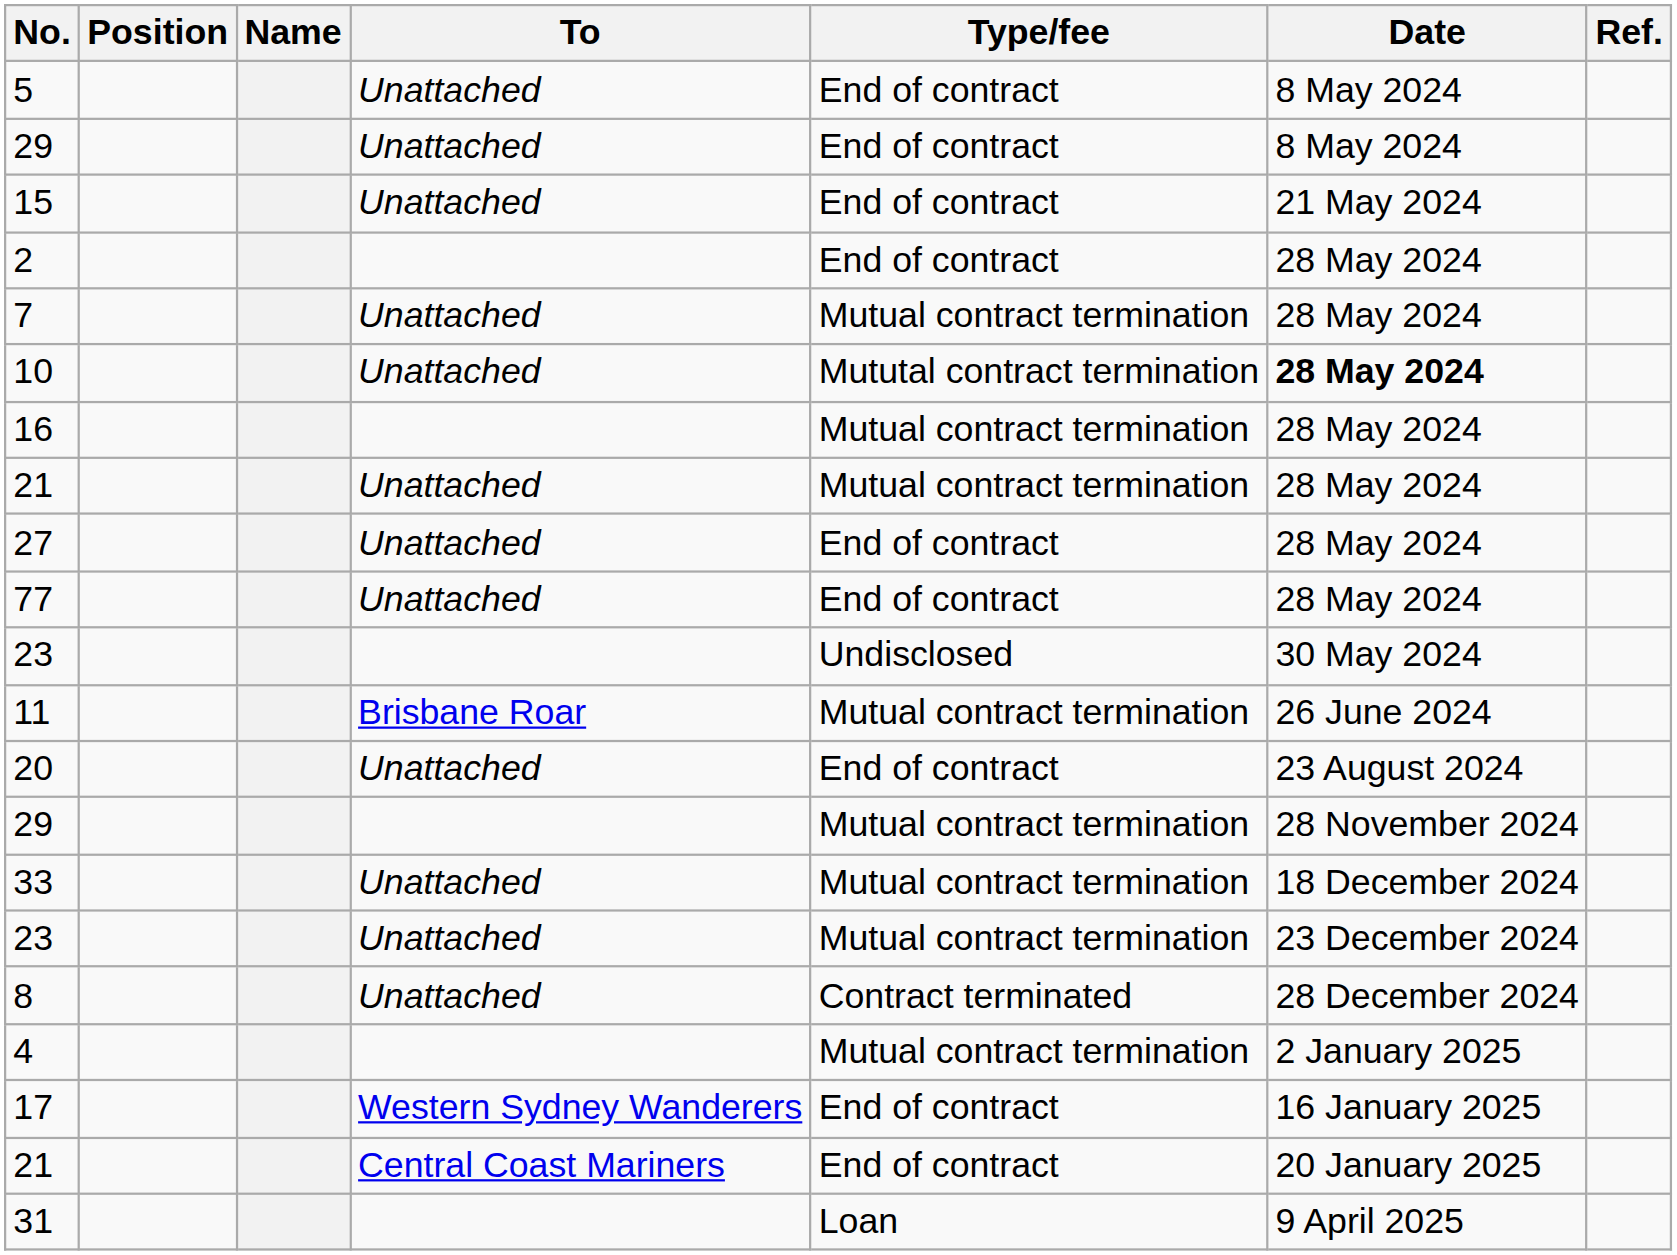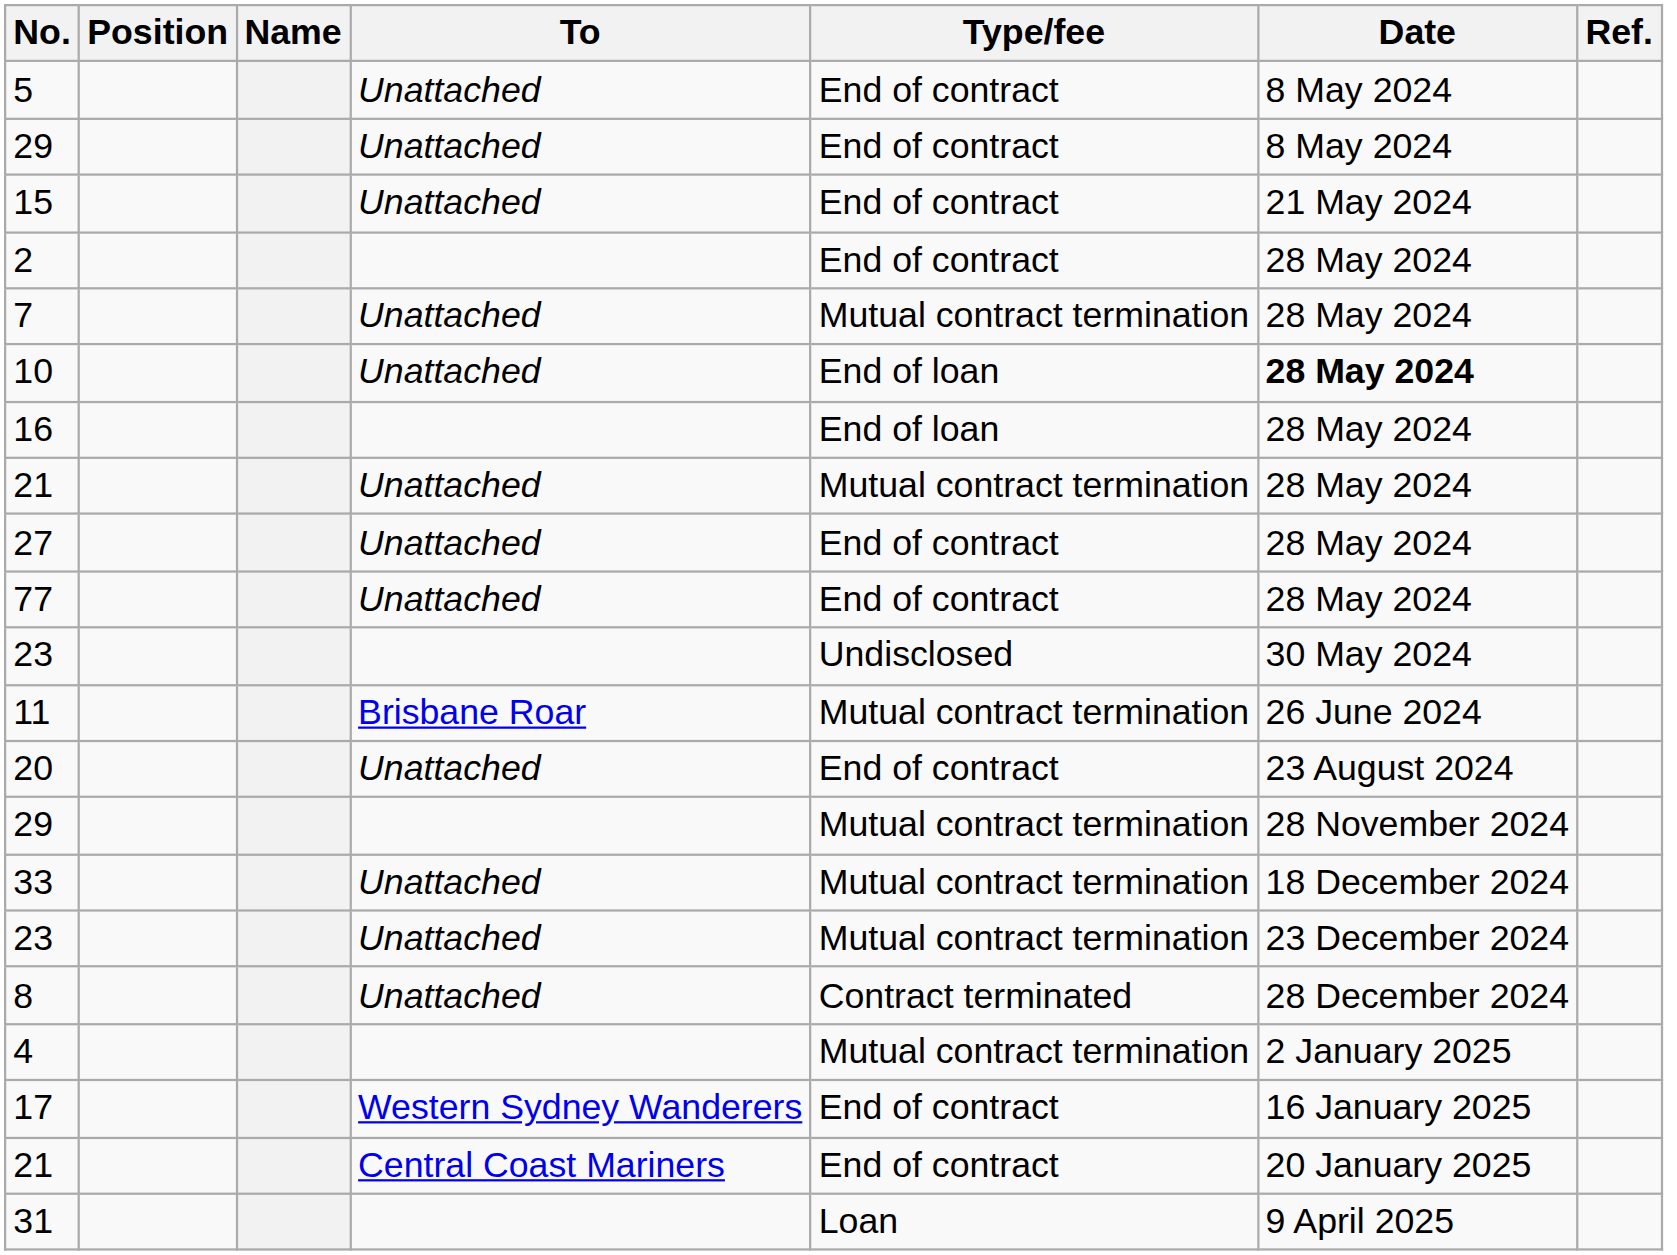(1039, 372) Mututal contract termination -> (909, 372) End of loan
(1034, 428) Mutual contract termination -> (909, 428) End of loan
